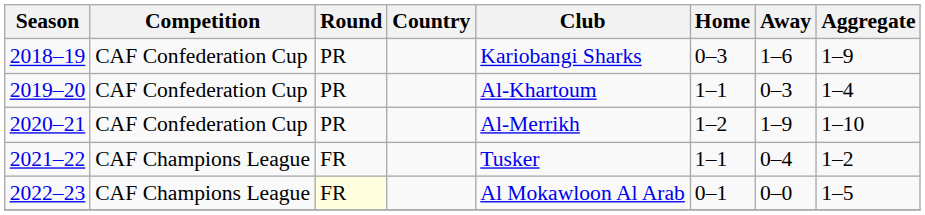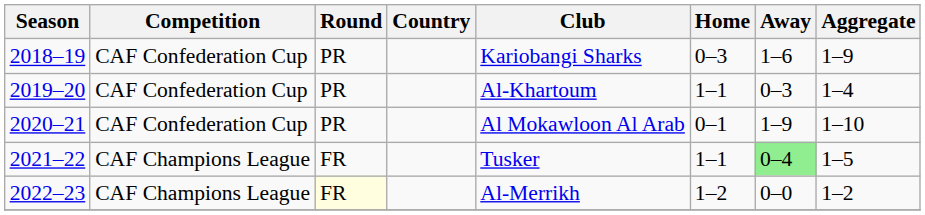(530, 124) Al-Merrikh -> (583, 124) Al Mokawloon Al Arab
(711, 124) 1–2 -> (711, 124) 0–1
(776, 158) no background -> (776, 158) lightgreen background
(837, 158) 1–2 -> (837, 158) 1–5
(583, 192) Al Mokawloon Al Arab -> (530, 192) Al-Merrikh
(711, 192) 0–1 -> (711, 192) 1–2
(837, 192) 1–5 -> (837, 192) 1–2
